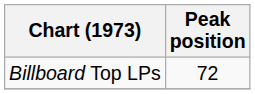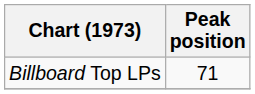(208, 72) 72 -> (208, 72) 71
